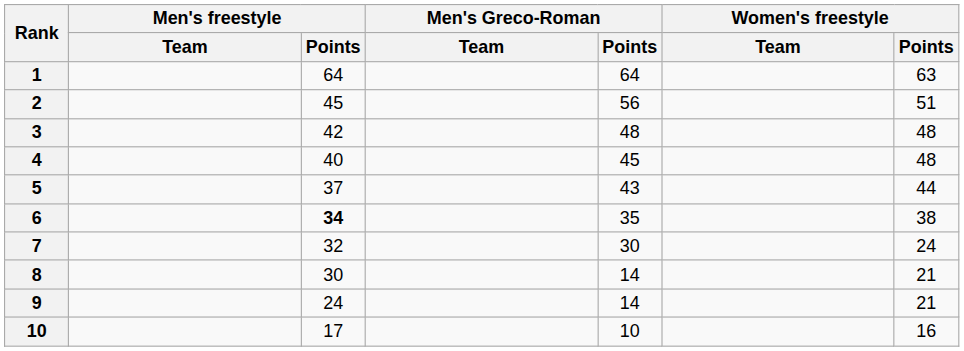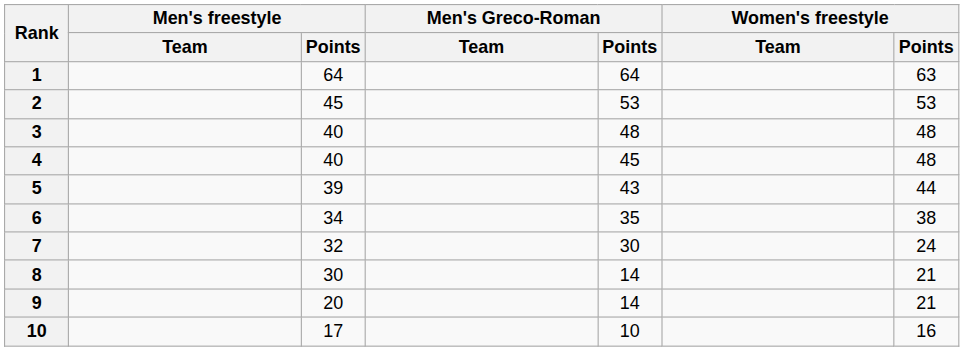(630, 103) 56 -> (630, 103) 53
(926, 103) 51 -> (926, 103) 53
(333, 132) 42 -> (333, 132) 40
(333, 189) 37 -> (333, 189) 39
(333, 217) bold -> (333, 217) normal
(333, 302) 24 -> (333, 302) 20
